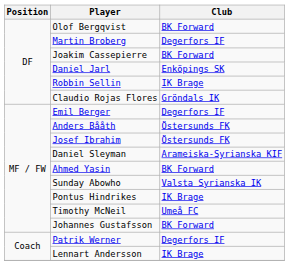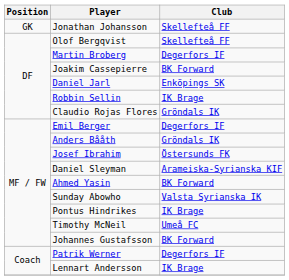+ row: (100, 26)
(188, 26) BK Forward -> (196, 41) Skellefteå FF
(196, 126) Östersunds FK -> (190, 140) Gröndals IK
